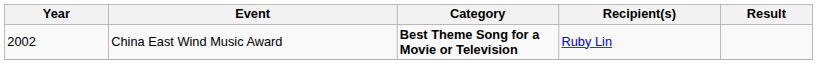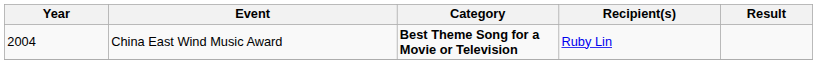(22, 42) 2002 -> (22, 42) 2004
